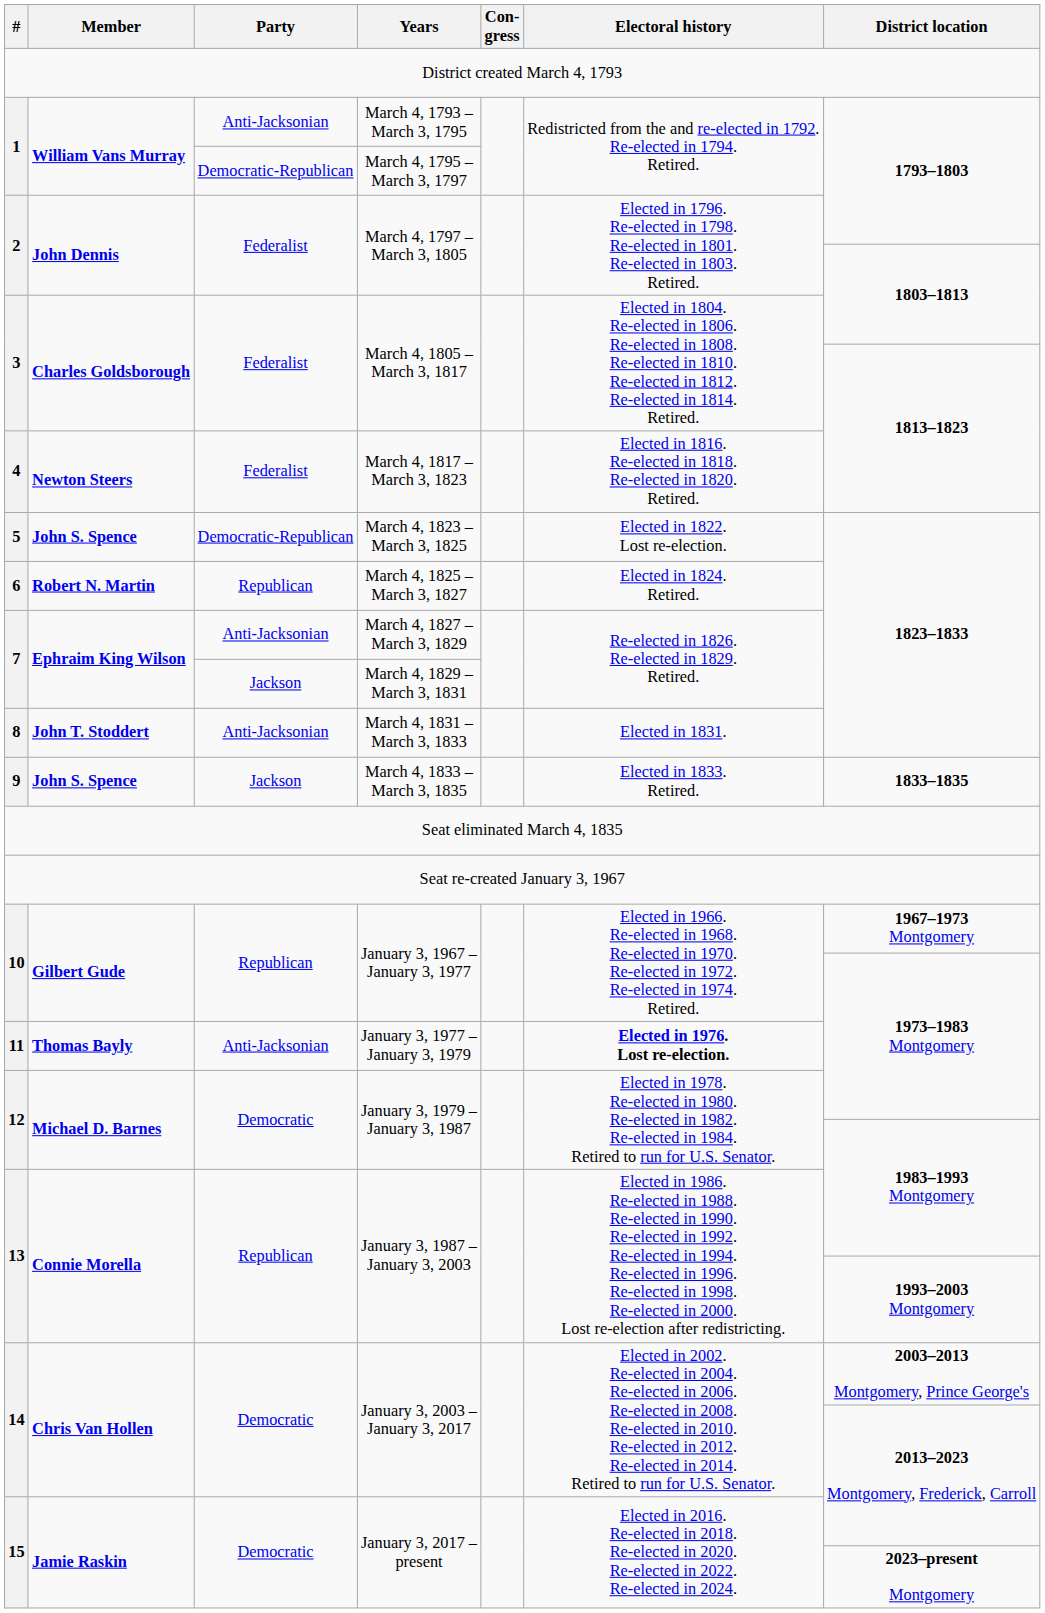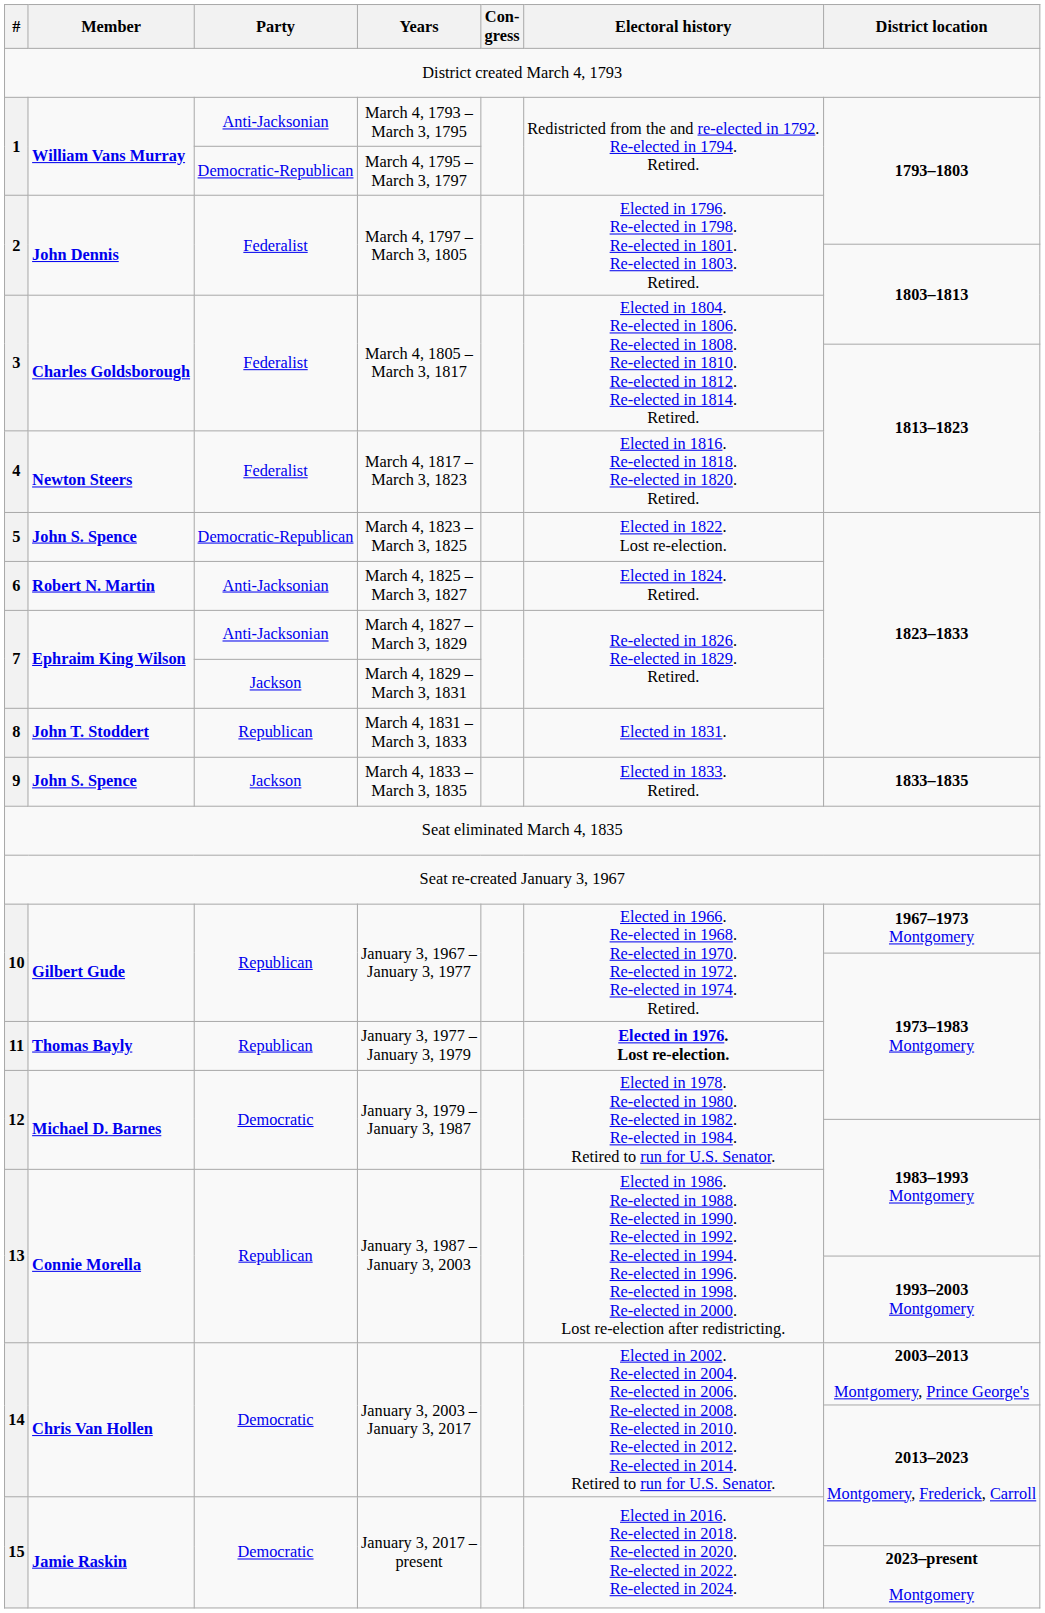(276, 585) Republican -> (276, 585) Anti-Jacksonian
(276, 732) Anti-Jacksonian -> (276, 732) Republican
(276, 1045) Anti-Jacksonian -> (276, 1045) Republican
